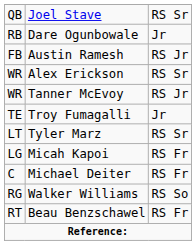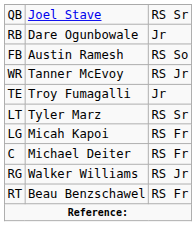(170, 54) RS Jr -> (170, 54) RS So
- row: (76, 74)
(170, 194) RS So -> (170, 174) RS Jr
